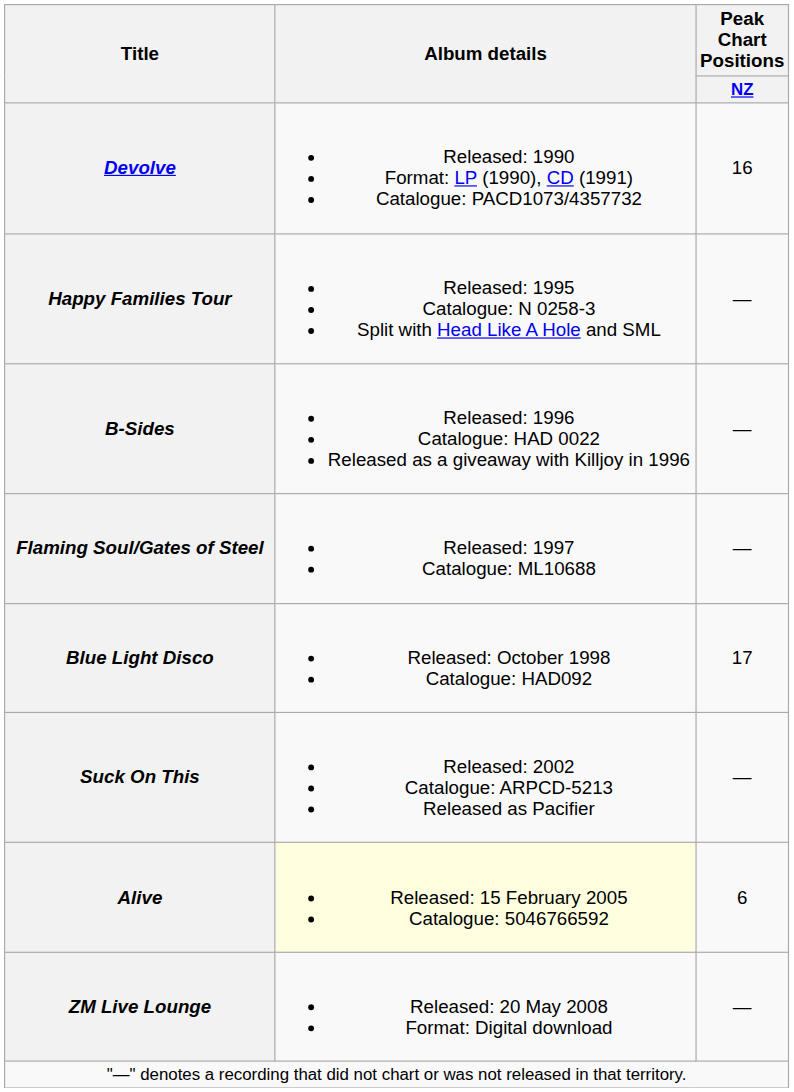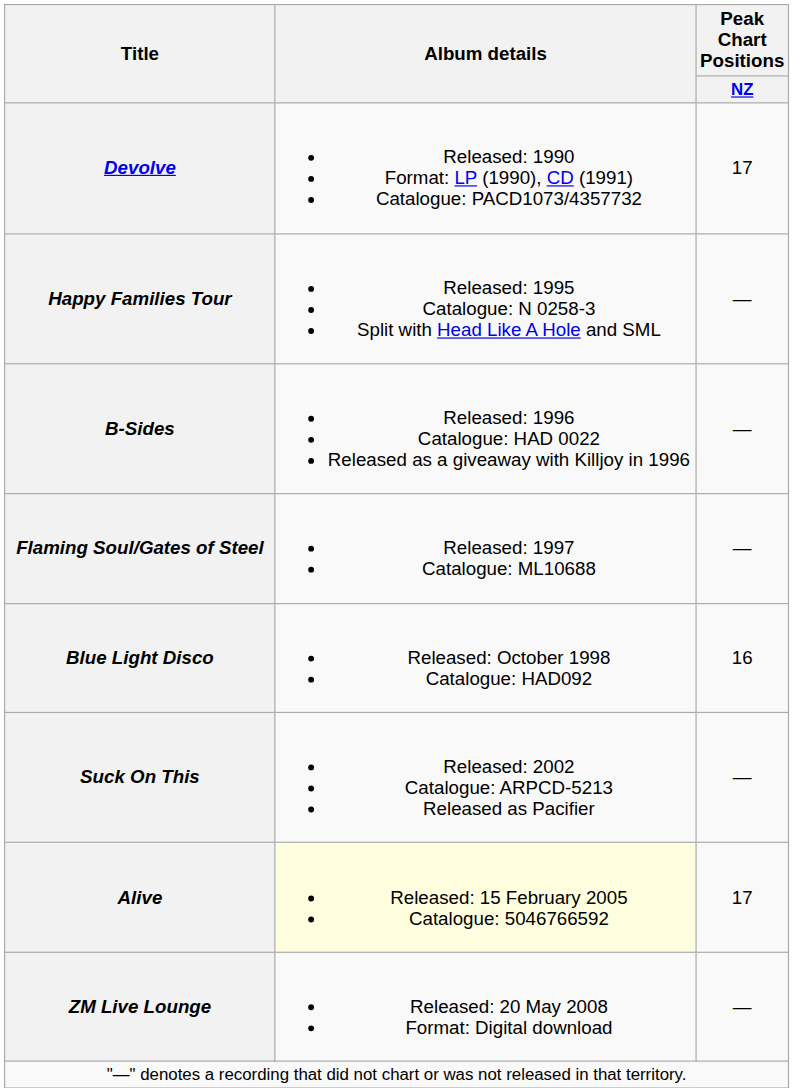(742, 168) 16 -> (742, 168) 17
(742, 657) 17 -> (742, 657) 16
(742, 897) 6 -> (742, 897) 17
